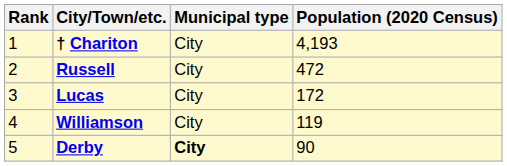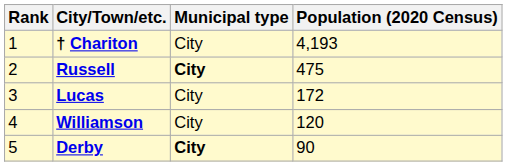(188, 69) normal -> (190, 69) bold
(310, 69) 472 -> (310, 69) 475
(309, 122) 119 -> (310, 122) 120
